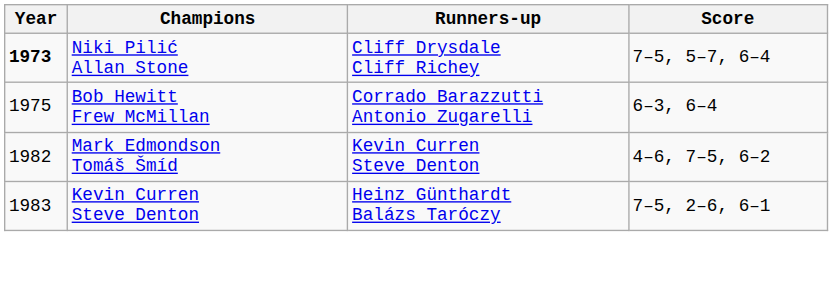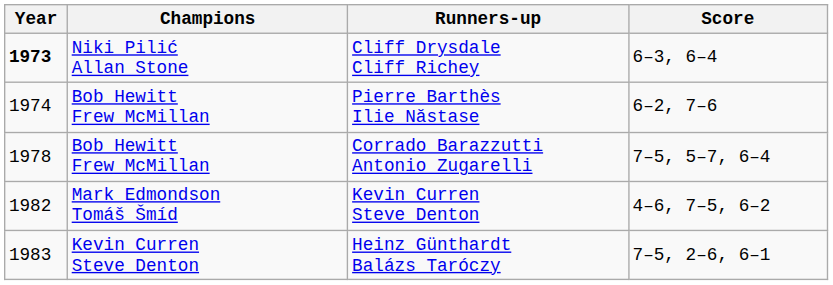(701, 58) 7–5, 5–7, 6–4 -> (675, 58) 6–3, 6–4
+ row: (426, 107)
(30, 107) 1975 -> (30, 157) 1978
(675, 107) 6–3, 6–4 -> (701, 157) 7–5, 5–7, 6–4
